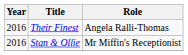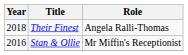(16, 27) 2016 -> (16, 27) 2018
